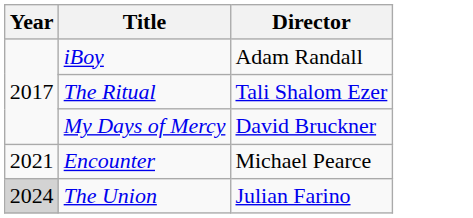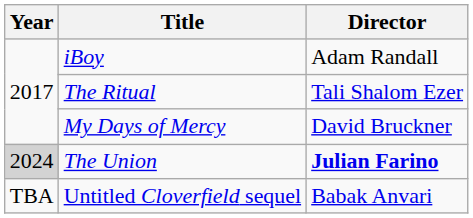- row: (109, 160)
(293, 195) normal -> (375, 160) bold
+ row: (182, 195)
